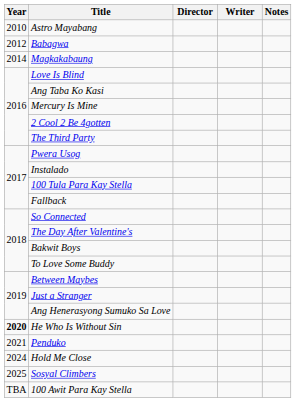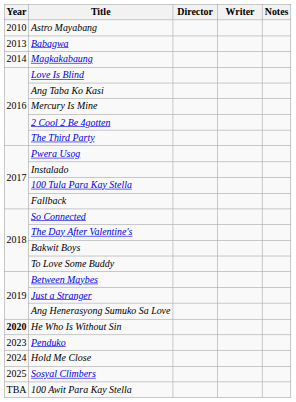(17, 43) 2012 -> (17, 43) 2013
(17, 342) 2021 -> (17, 342) 2023
